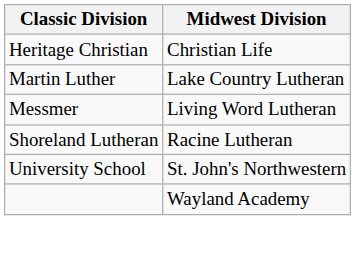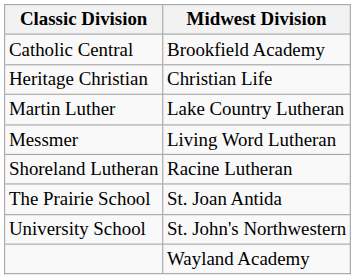+ row: (71, 49)
+ row: (80, 199)
